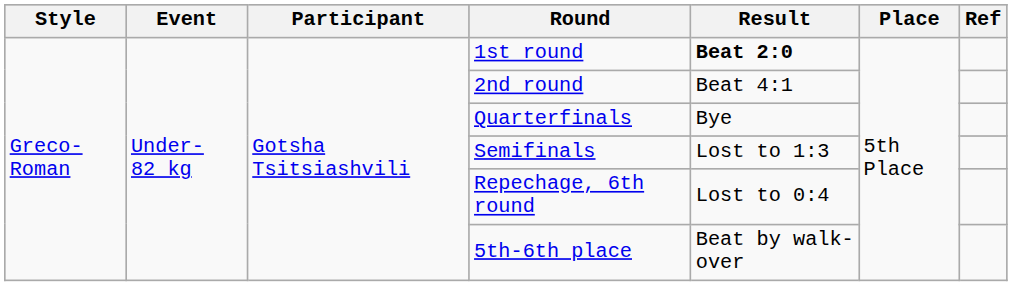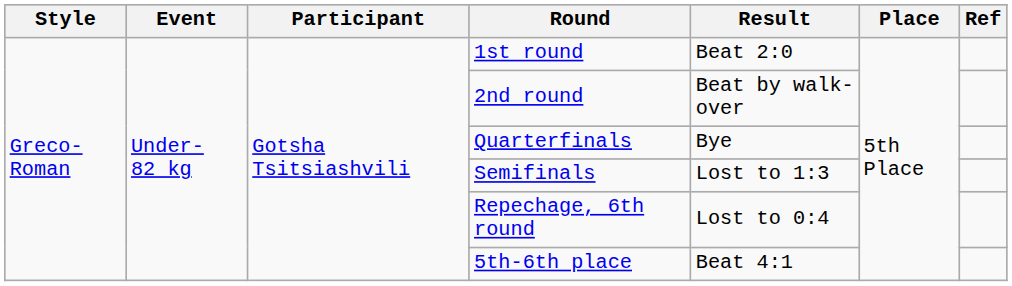(744, 54) bold -> (744, 54) normal
(744, 87) Beat 4:1 -> (775, 98) Beat by walk-over
(775, 252) Beat by walk-over -> (744, 264) Beat 4:1
